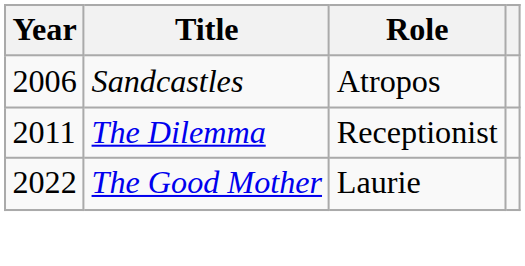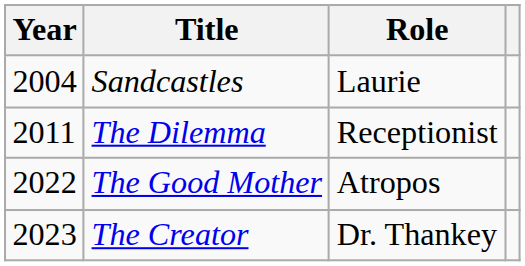(45, 81) 2006 -> (45, 81) 2004
(389, 81) Atropos -> (379, 81) Laurie
(379, 183) Laurie -> (389, 183) Atropos
+ row: (170, 234)
